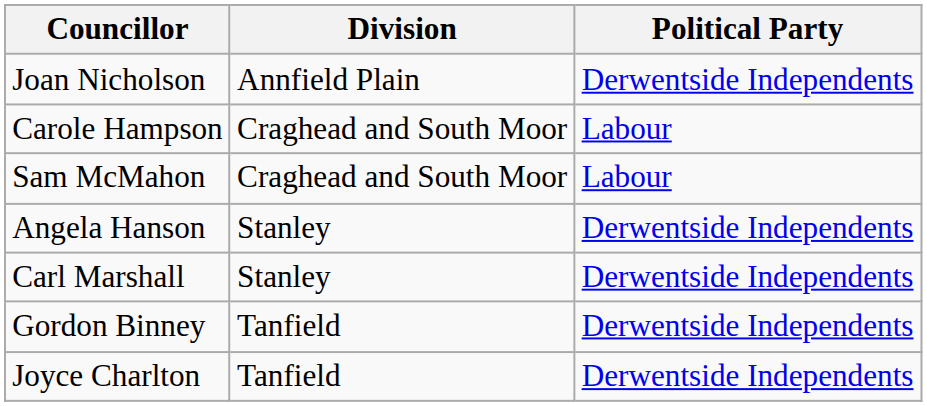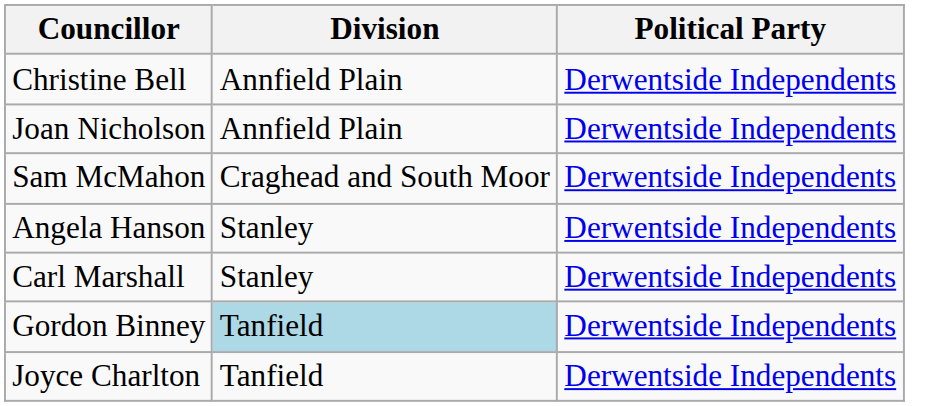+ row: (99, 78)
- row: (117, 128)
(627, 177) Labour -> (730, 177) Derwentside Independents
(289, 326) no background -> (272, 326) lightblue background
